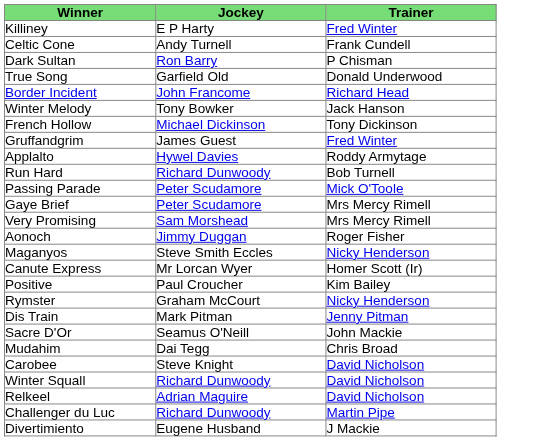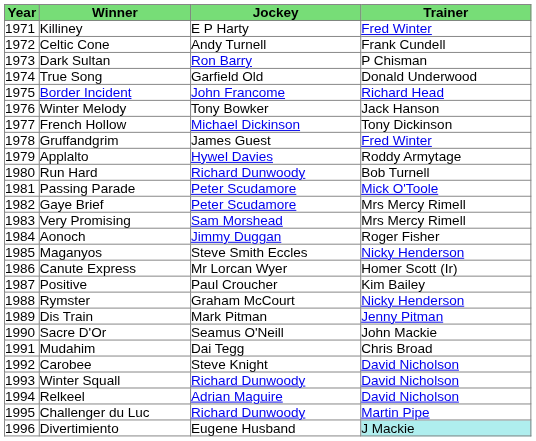+ column: (22, 12)
(353, 428) no background -> (388, 428) paleturquoise background
